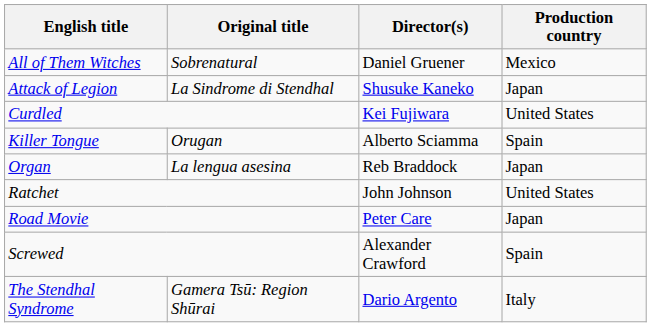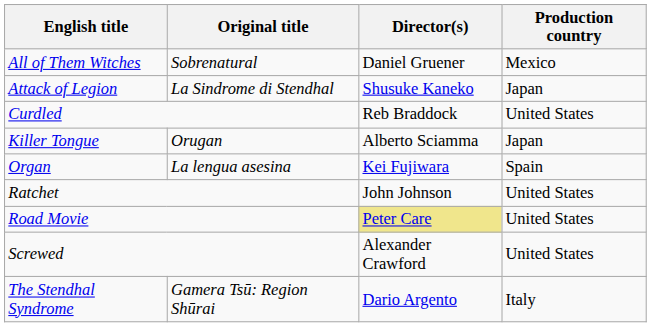(406, 114) Kei Fujiwara -> (410, 114) Reb Braddock
(524, 140) Spain -> (524, 140) Japan
(410, 166) Reb Braddock -> (406, 166) Kei Fujiwara
(524, 166) Japan -> (524, 166) Spain
(397, 219) no background -> (397, 219) khaki background
(524, 219) Japan -> (550, 219) United States
(524, 254) Spain -> (550, 254) United States
